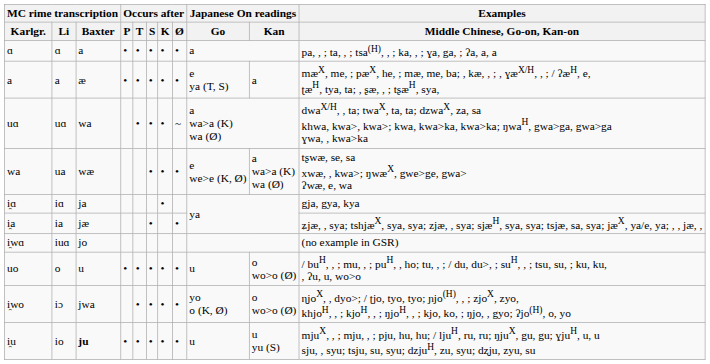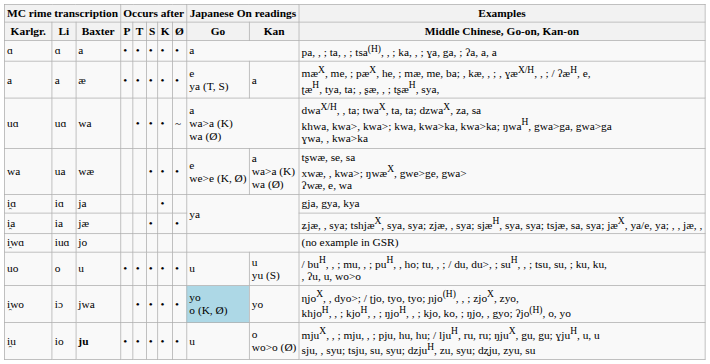(274, 268) o wo>o (Ø) -> (266, 268) u yu (S)
(208, 304) no background -> (208, 304) lightblue background
(274, 304) o wo>o (Ø) -> (257, 304) yo
(266, 341) u yu (S) -> (274, 341) o wo>o (Ø)
